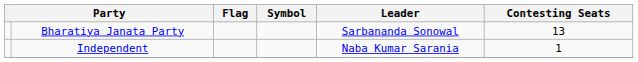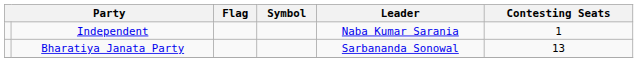rows swapped: (113, 31) <-> (113, 48)
